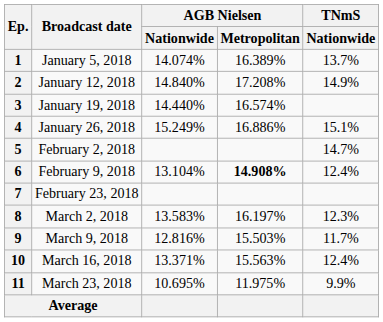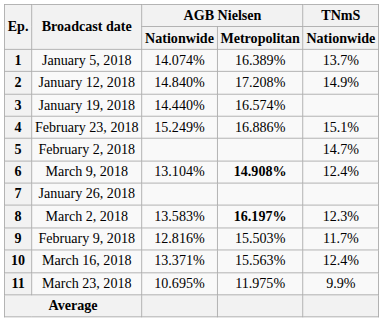(87, 127) January 26, 2018 -> (87, 127) February 23, 2018
(87, 171) February 9, 2018 -> (87, 171) March 9, 2018
(87, 194) February 23, 2018 -> (87, 194) January 26, 2018
(260, 216) normal -> (260, 216) bold
(87, 238) March 9, 2018 -> (87, 238) February 9, 2018
